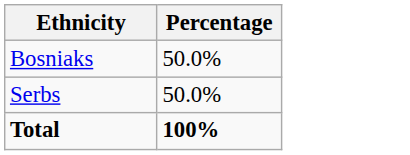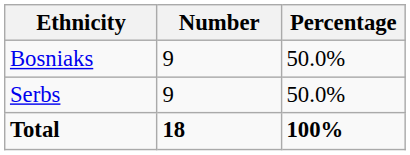+ column: (219, 22)
